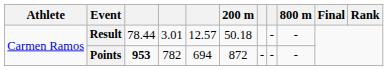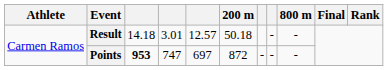(141, 35) 78.44 -> (141, 35) 14.18
(172, 55) 782 -> (172, 55) 747
(202, 55) 694 -> (202, 55) 697
